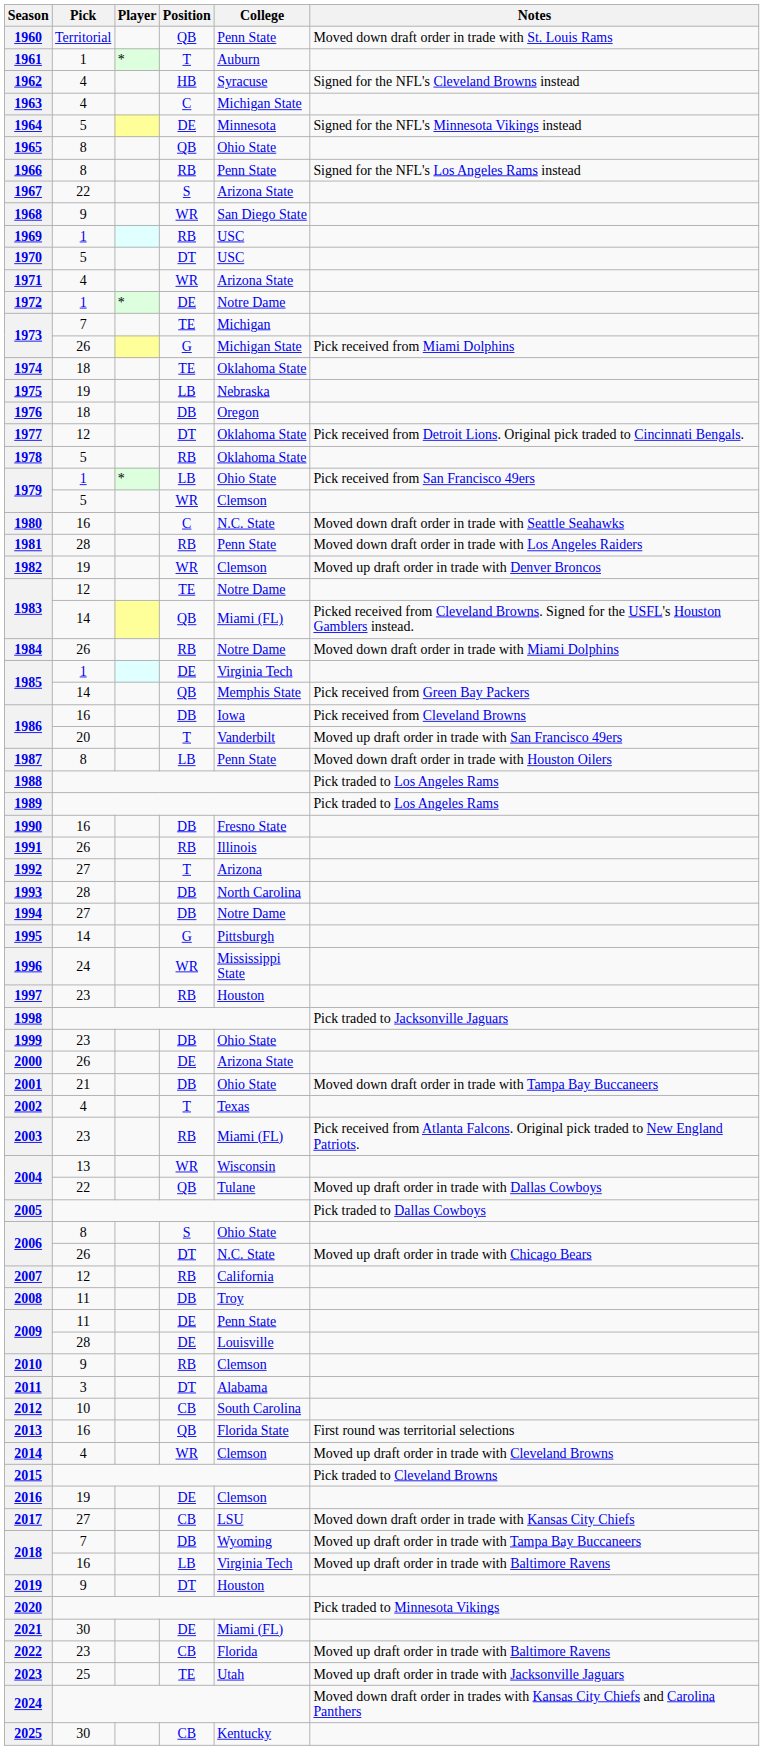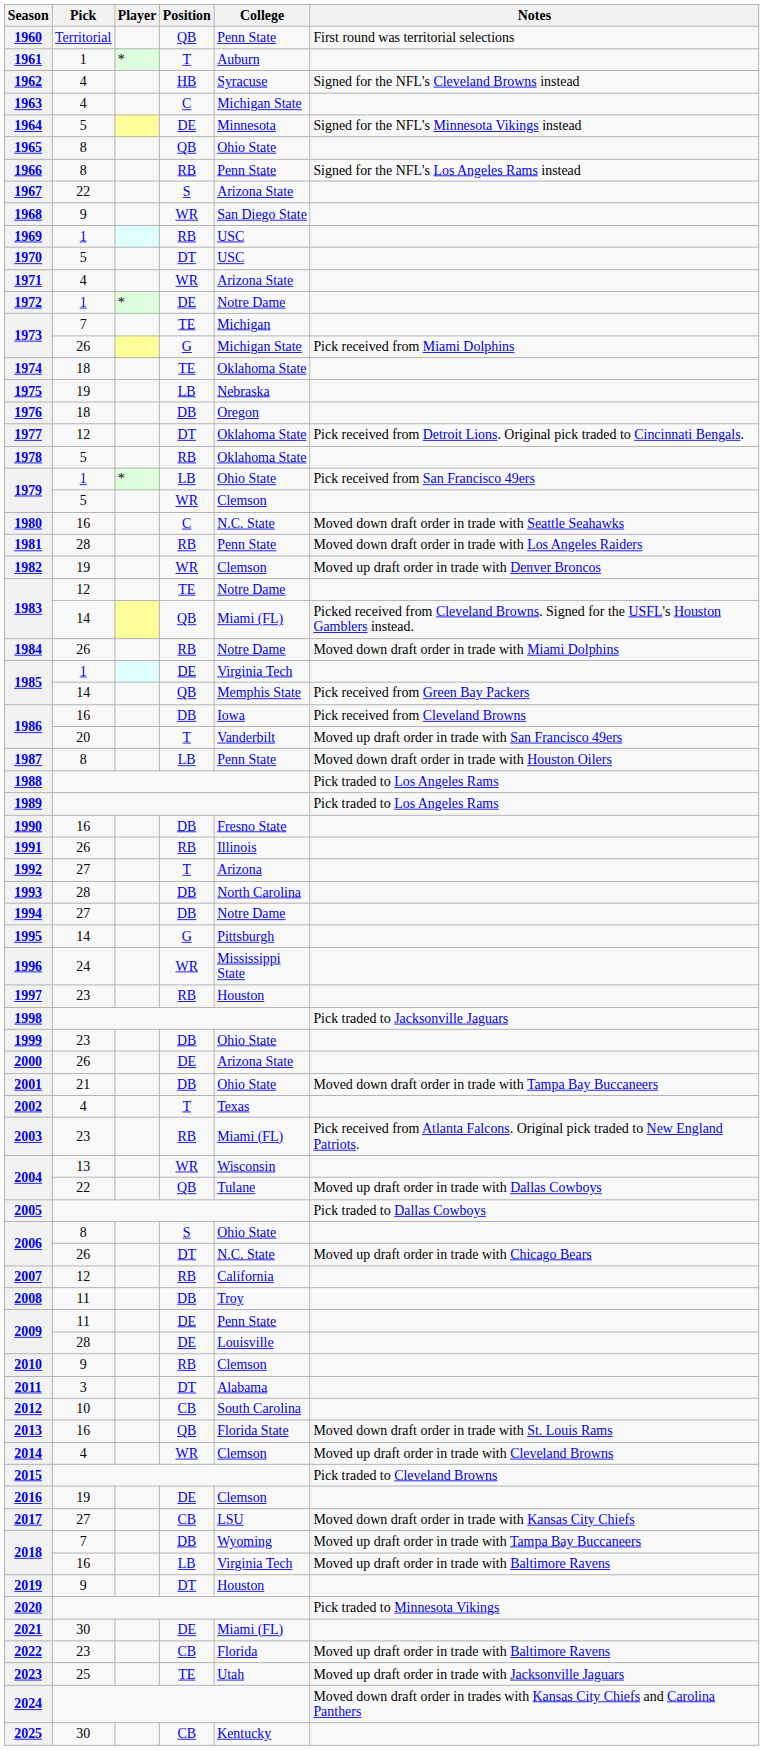(463, 37) Moved down draft order in trade with St. Louis Rams -> (414, 37) First round was territorial selections
(414, 1431) First round was territorial selections -> (463, 1431) Moved down draft order in trade with St. Louis Rams
